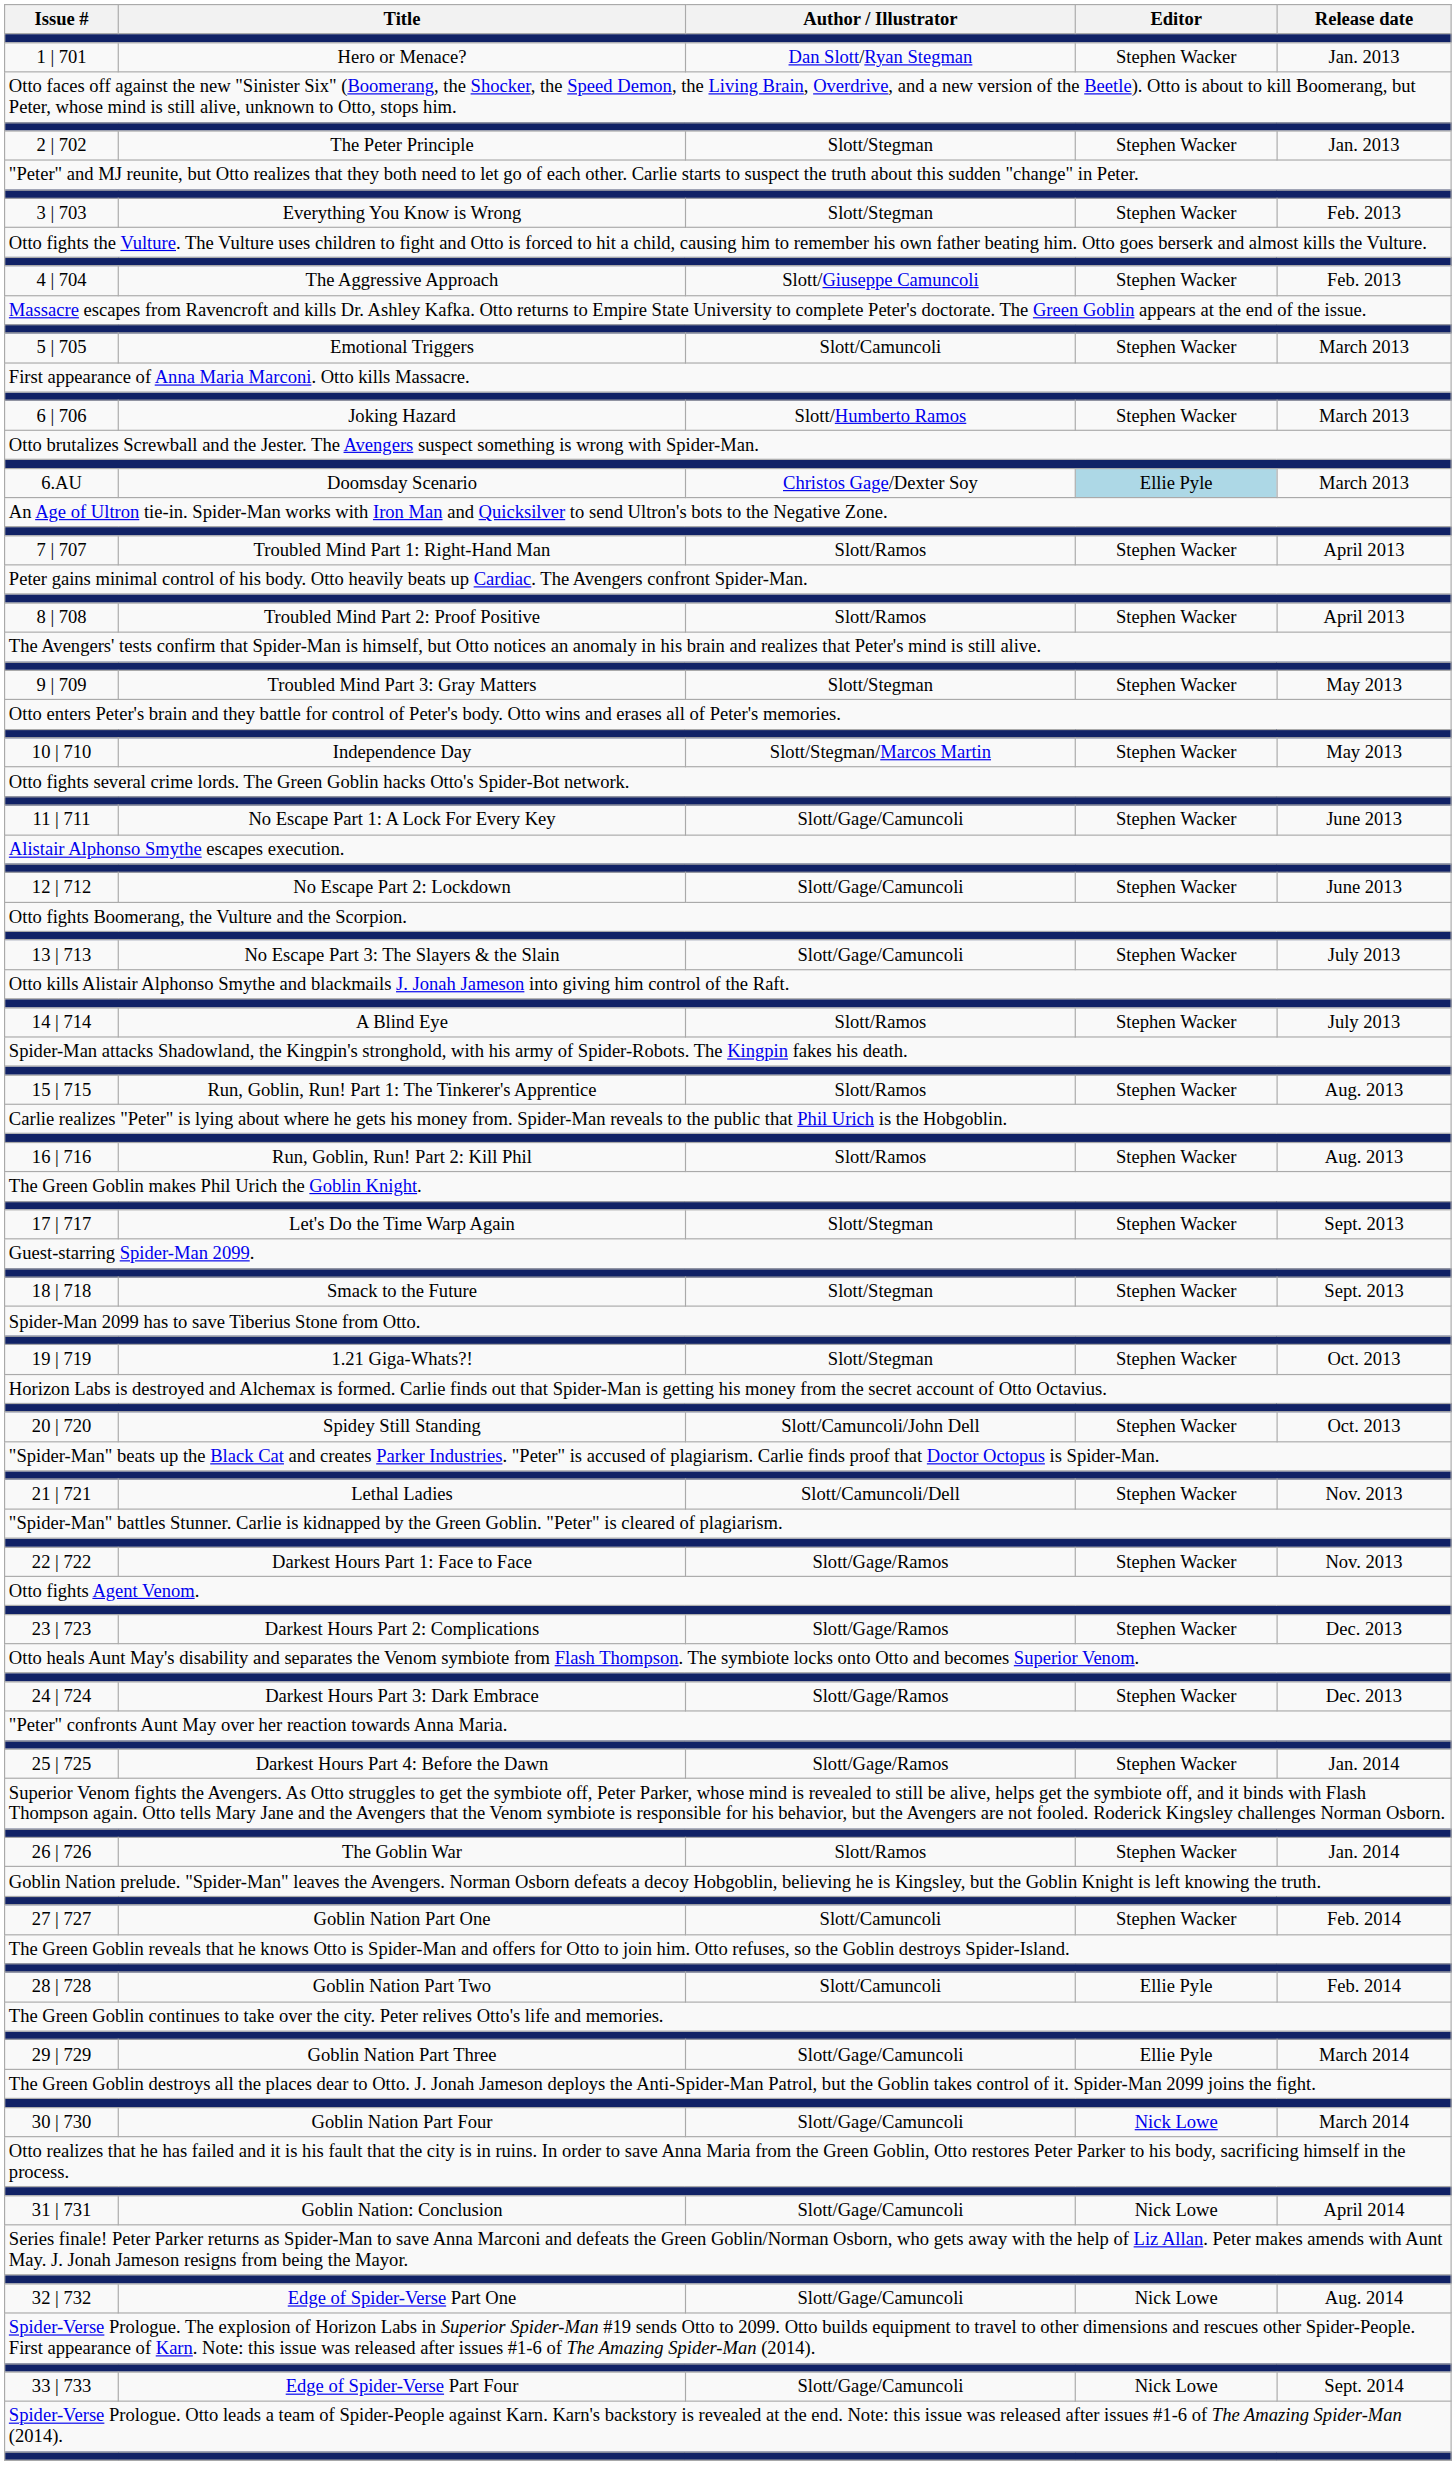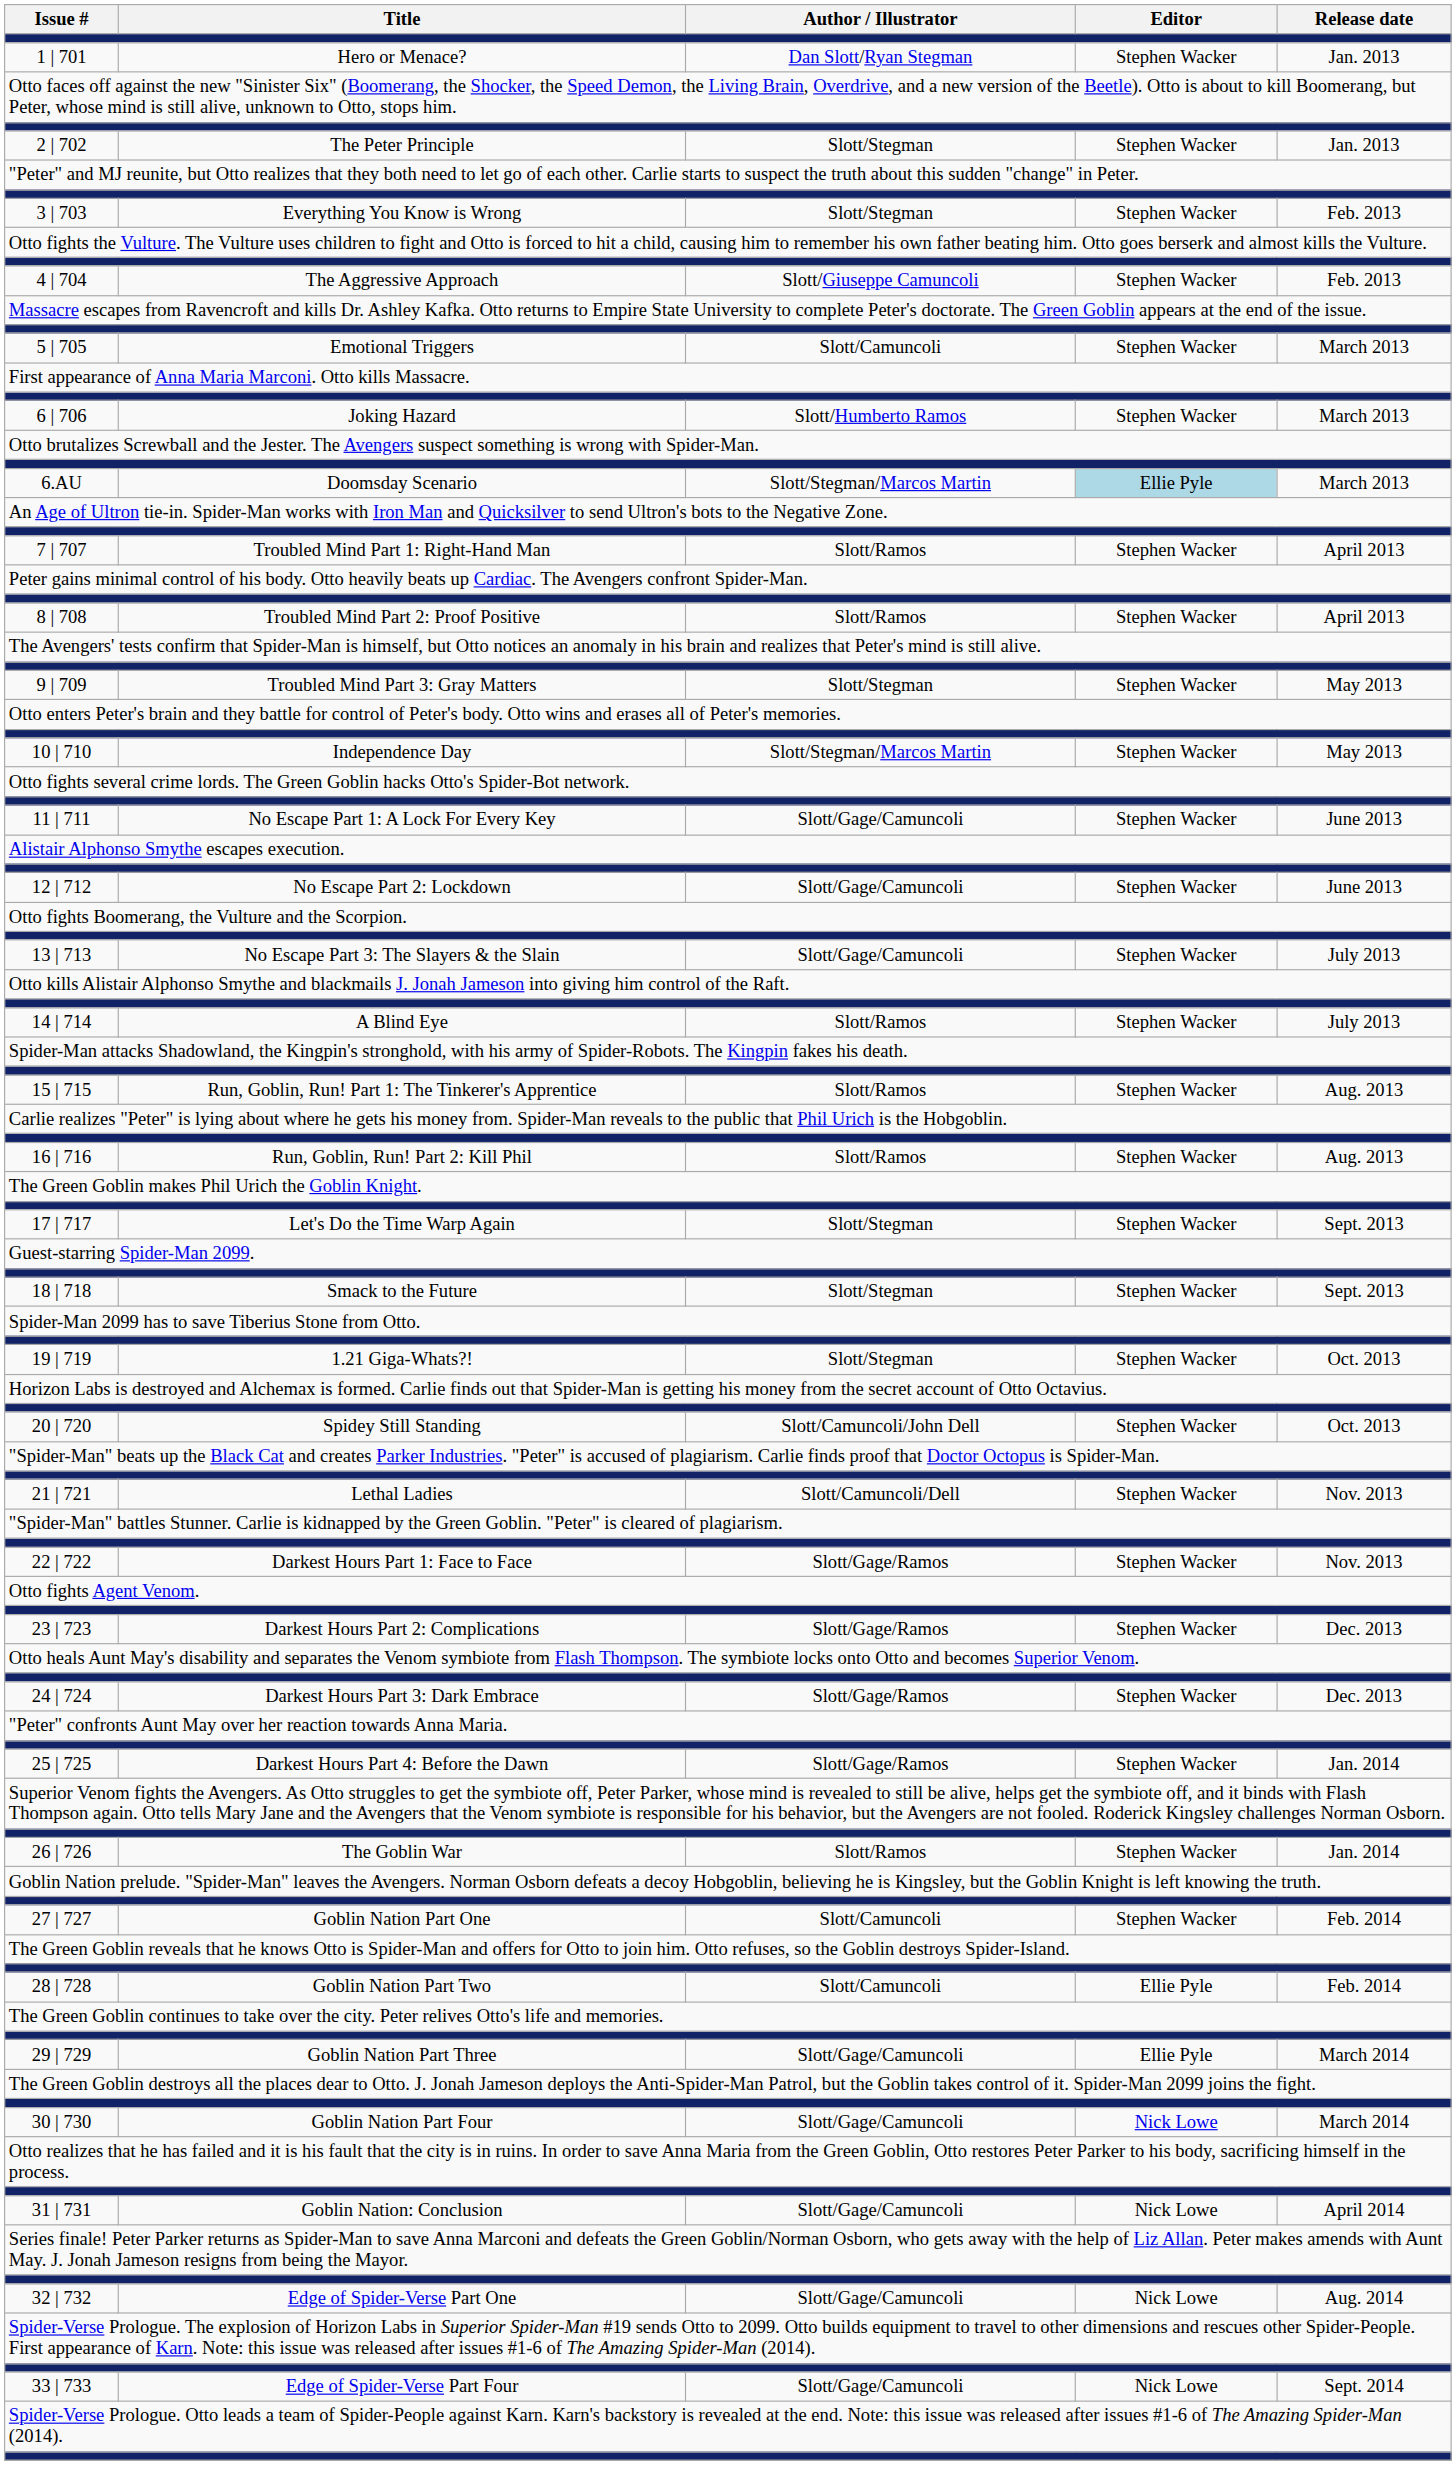(880, 482) Christos Gage/Dexter Soy -> (880, 482) Slott/Stegman/Marcos Martin
